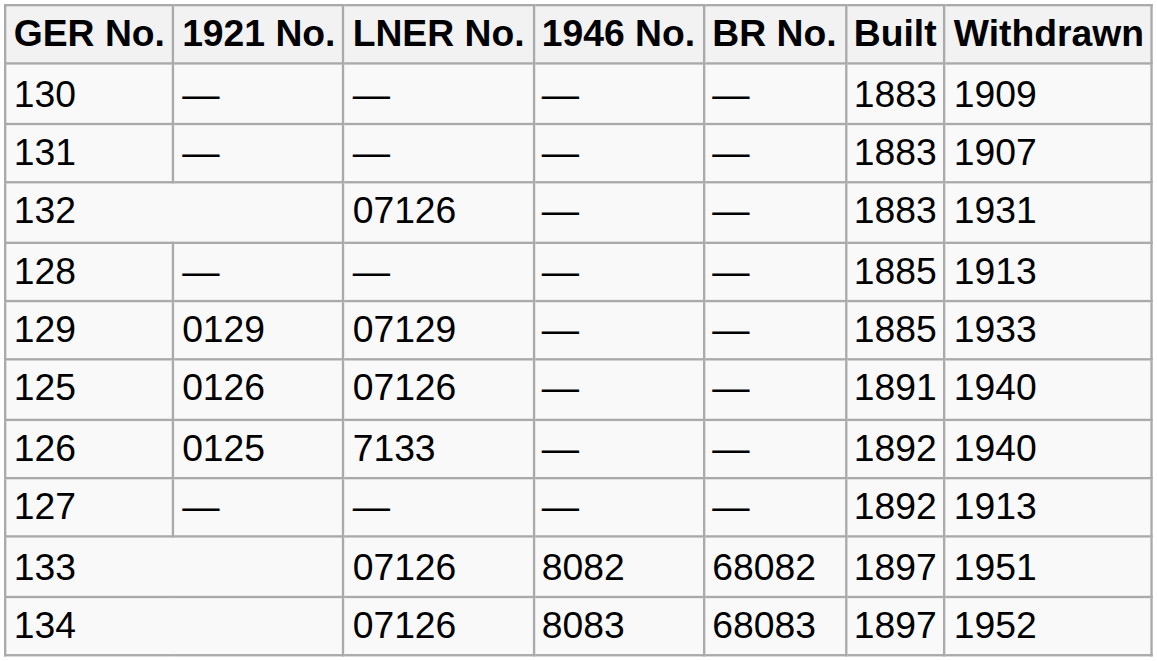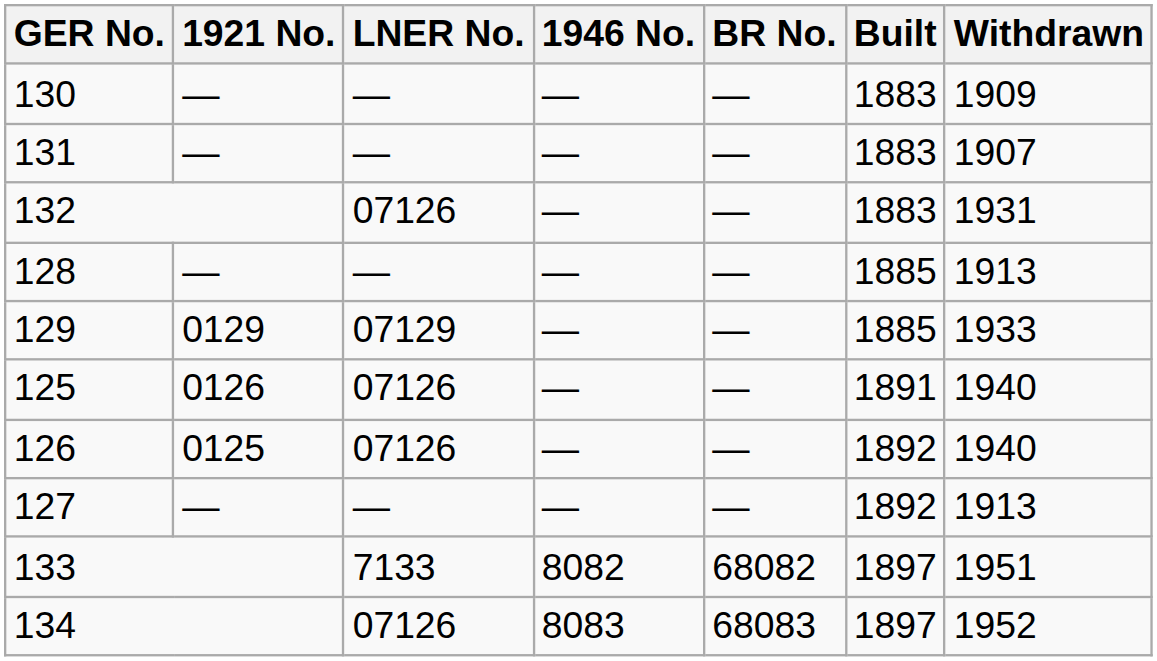(394, 447) 7133 -> (405, 447) 07126
(405, 566) 07126 -> (394, 566) 7133
